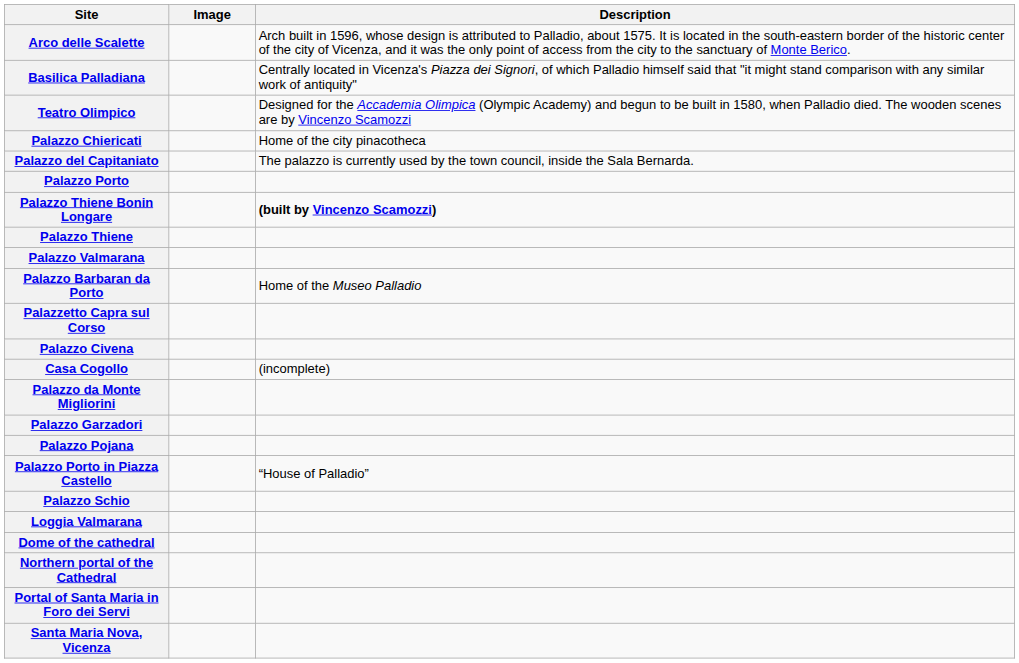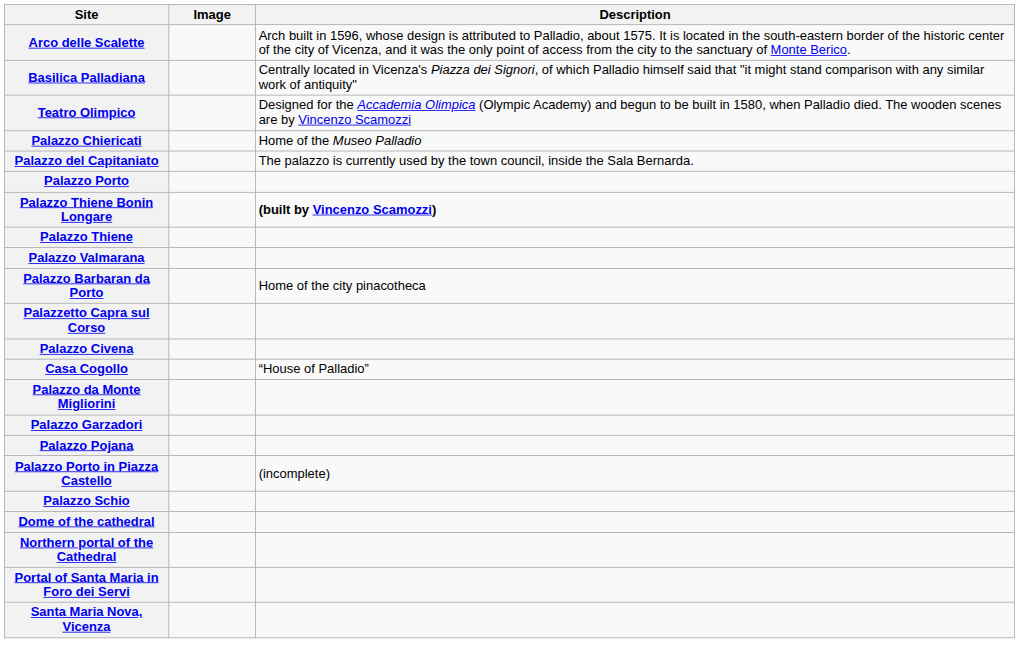(342, 140) Home of the city pinacotheca -> (340, 140) Home of the Museo Palladio
(340, 285) Home of the Museo Palladio -> (342, 285) Home of the city pinacotheca
(294, 369) (incomplete) -> (314, 369) “House of Palladio”
(314, 473) “House of Palladio” -> (294, 473) (incomplete)
- row: (87, 521)
